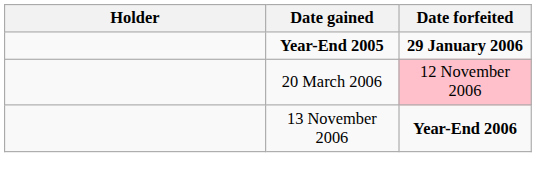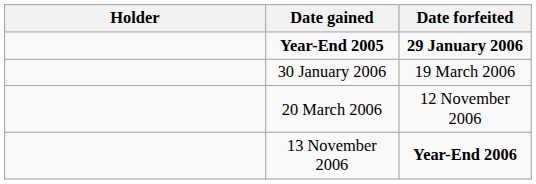+ row: (332, 72)
(465, 82) pink background -> (465, 109) no background
